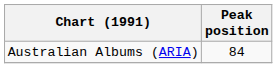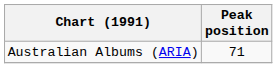(237, 52) 84 -> (237, 52) 71
